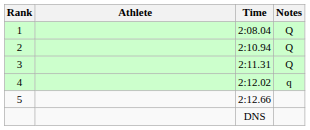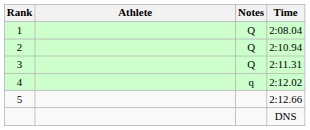columns swapped: (255, 13) <-> (289, 13)
